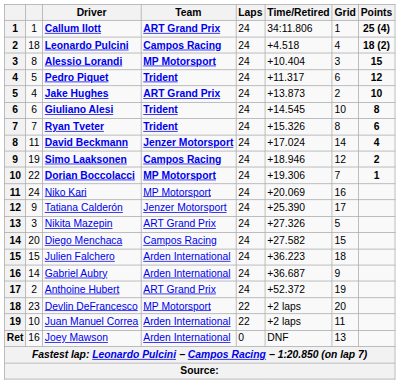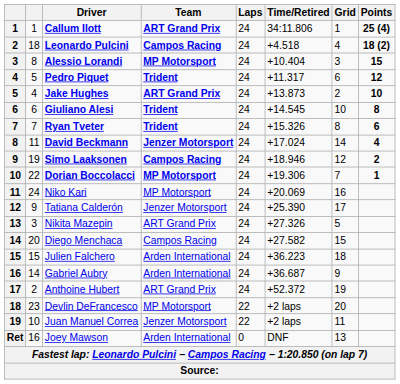(187, 322) Arden International -> (185, 322) Jenzer Motorsport
